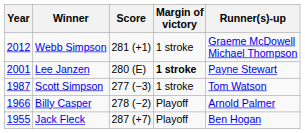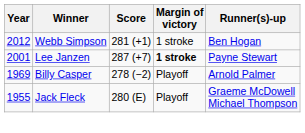(253, 47) Graeme McDowell Michael Thompson -> (235, 41) Ben Hogan
(129, 70) 280 (E) -> (131, 58) 287 (+7)
- row: (69, 86)
(19, 103) 1966 -> (19, 74) 1969
(131, 120) 287 (+7) -> (129, 97) 280 (E)
(235, 120) Ben Hogan -> (253, 97) Graeme McDowell Michael Thompson
